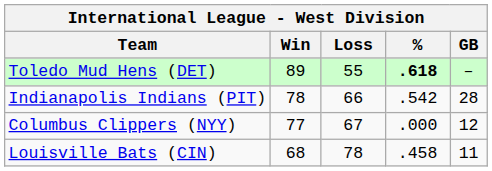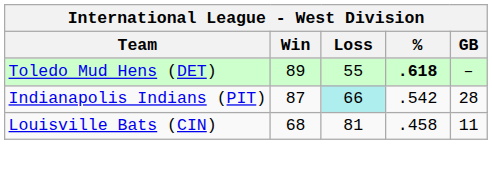(296, 99) 78 -> (296, 99) 87
(353, 99) no background -> (353, 99) paleturquoise background
- row: (123, 126)
(353, 153) 78 -> (353, 126) 81
